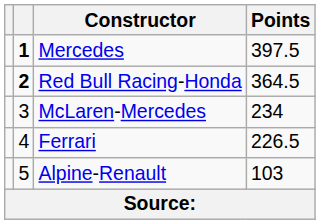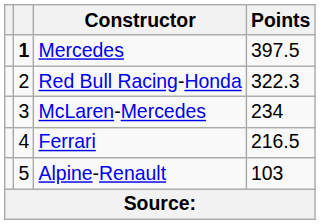(24, 81) bold -> (24, 81) normal
(275, 81) 364.5 -> (275, 81) 322.3
(275, 142) 226.5 -> (275, 142) 216.5
